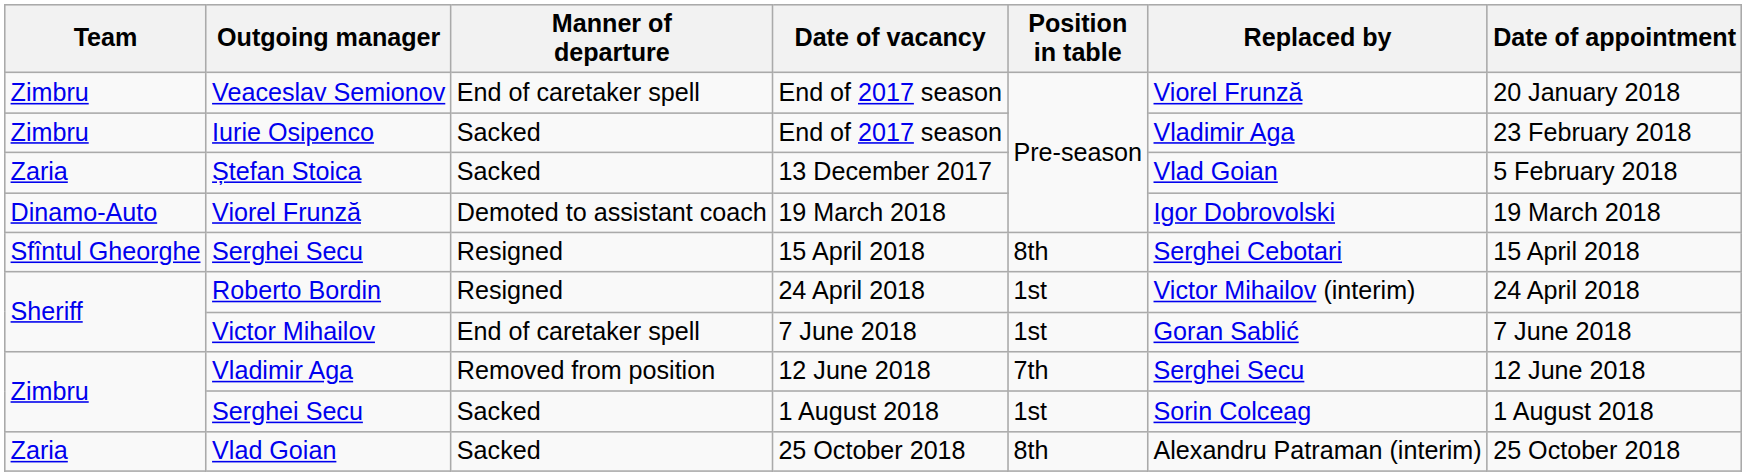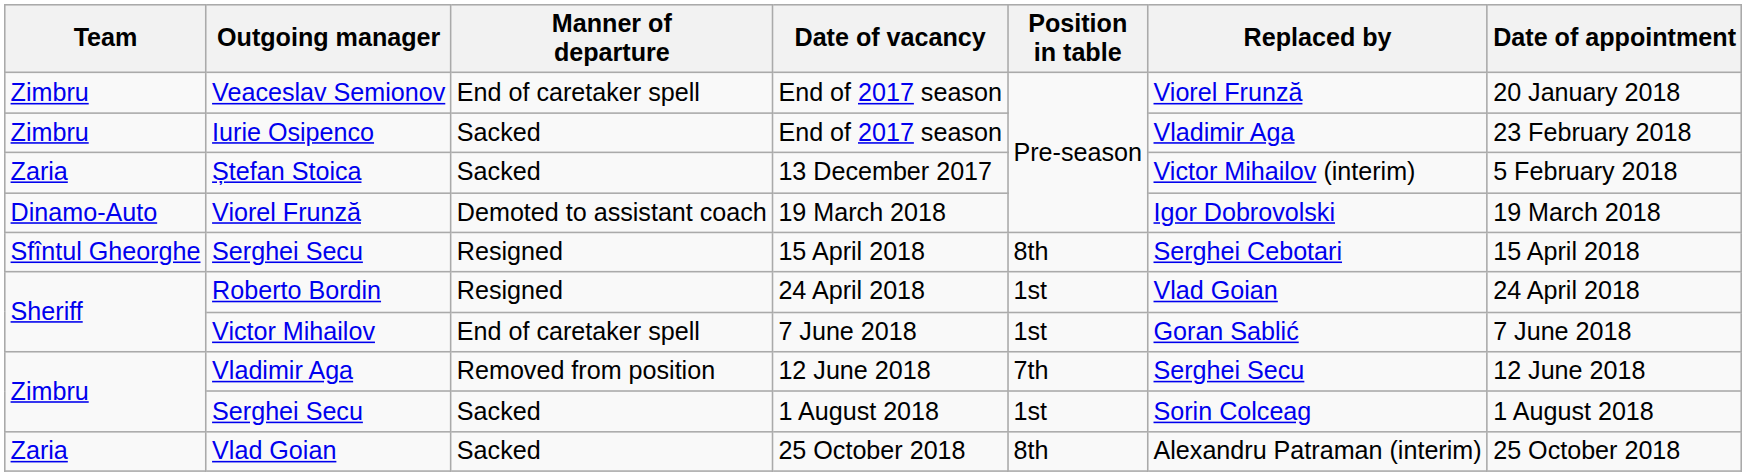(1216, 172) Vlad Goian -> (1284, 172) Victor Mihailov (interim)
(1284, 291) Victor Mihailov (interim) -> (1216, 291) Vlad Goian
